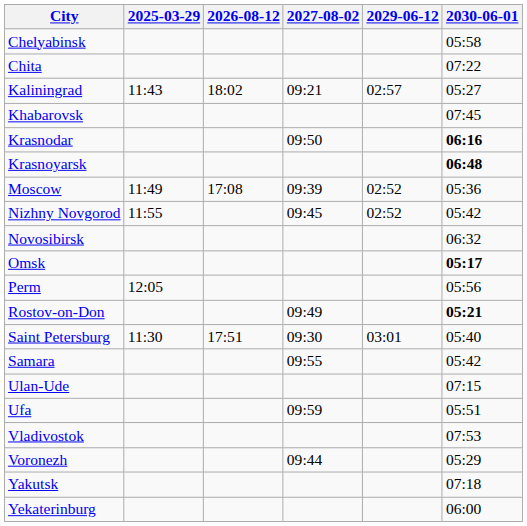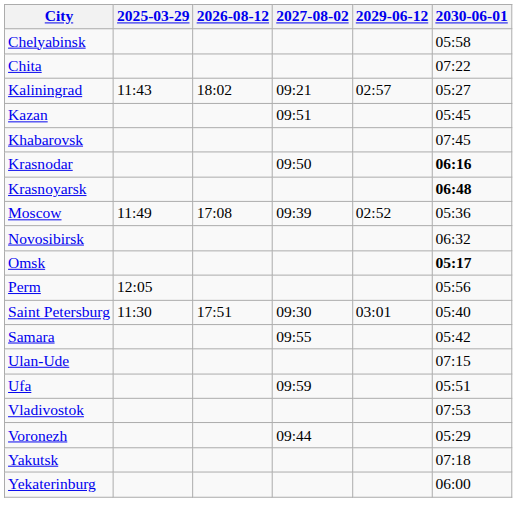+ row: (28, 115)
- row: (64, 213)
- row: (56, 312)
